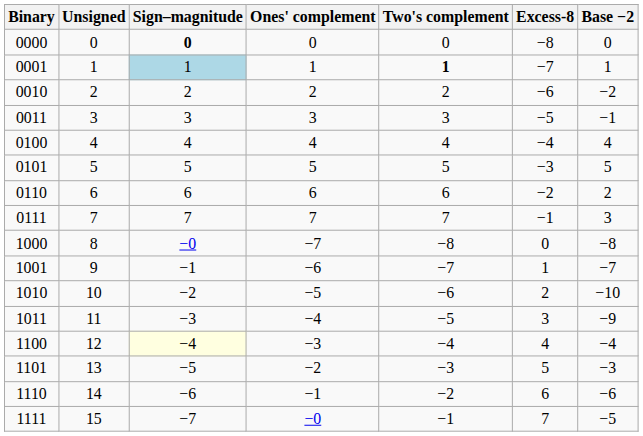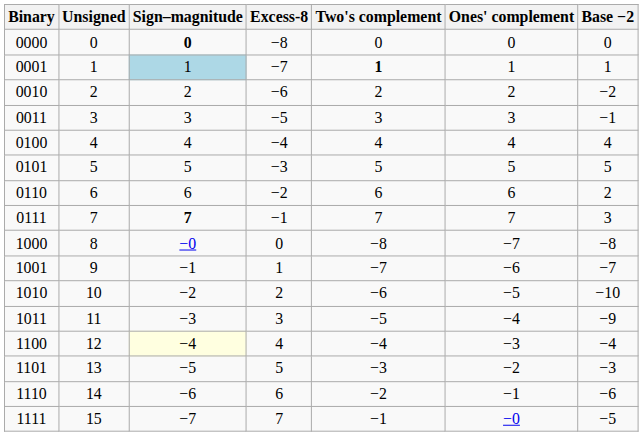columns swapped: (313, 17) <-> (545, 17)
(188, 218) normal -> (188, 218) bold
